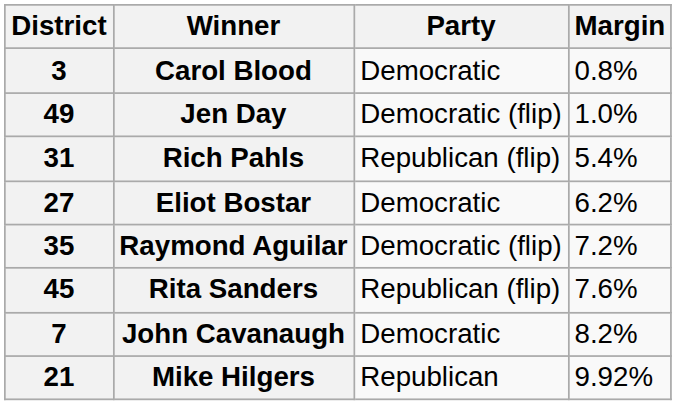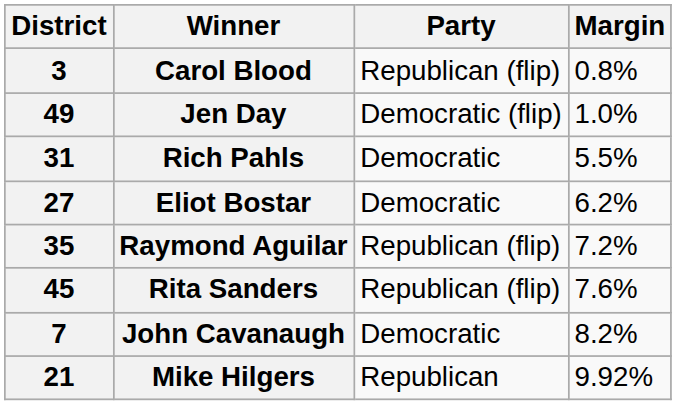(430, 70) Democratic -> (460, 70) Republican (flip)
(460, 158) Republican (flip) -> (430, 158) Democratic
(606, 158) 5.4% -> (606, 158) 5.5%
(461, 245) Democratic (flip) -> (460, 245) Republican (flip)
